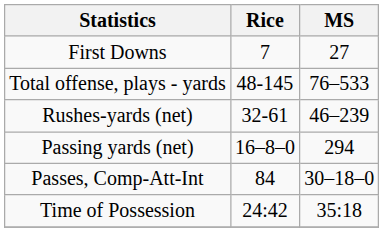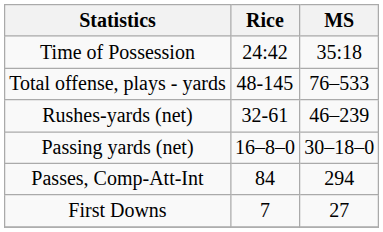rows swapped: (117, 52) <-> (117, 210)
(339, 147) 294 -> (339, 147) 30–18–0
(339, 178) 30–18–0 -> (339, 178) 294
